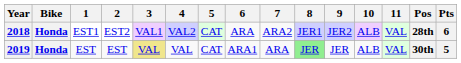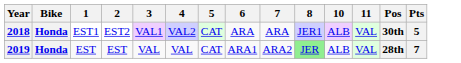- column: (340, 13)
(277, 31) ARA2 -> (277, 31) ARA
(423, 31) 28th -> (393, 31) 30th
(446, 31) 6 -> (417, 31) 5
(149, 49) khaki background -> (149, 49) no background
(277, 49) ARA -> (277, 49) ARA2
(423, 49) 30th -> (393, 49) 28th
(446, 49) 5 -> (417, 49) 7
